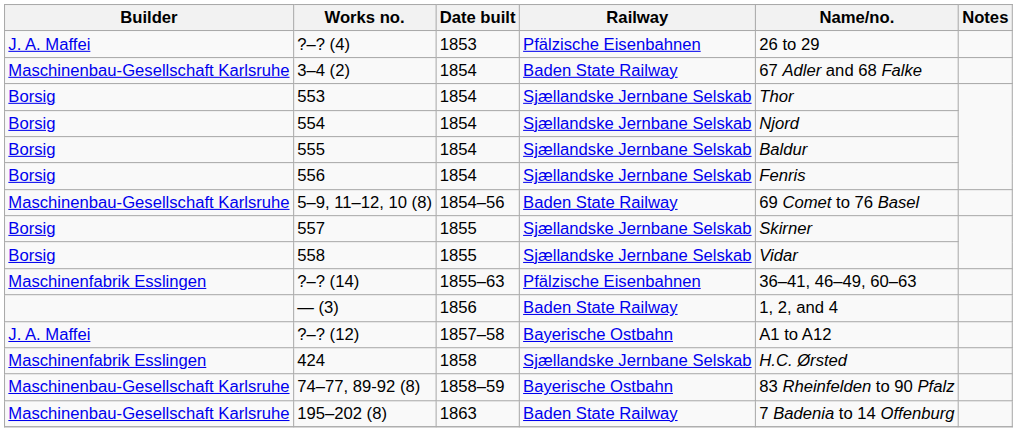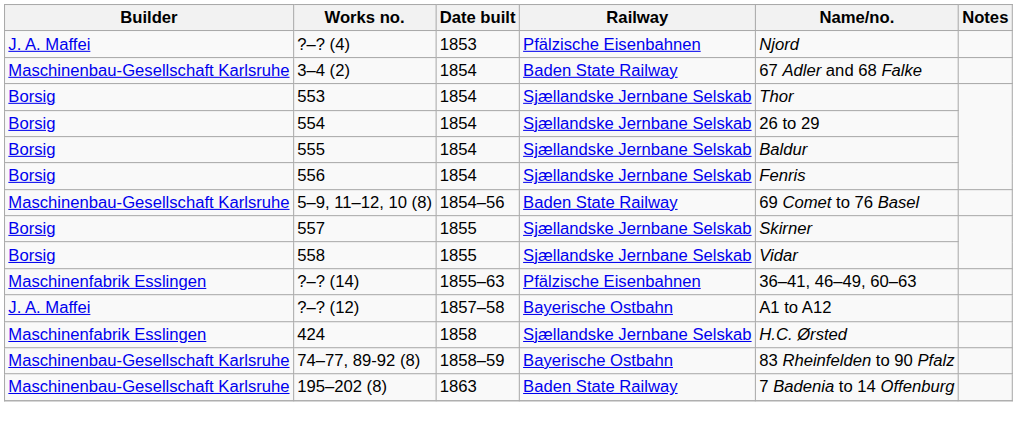(789, 44) 26 to 29 -> (779, 44) Njord
(779, 123) Njord -> (789, 123) 26 to 29
- row: (318, 307)
